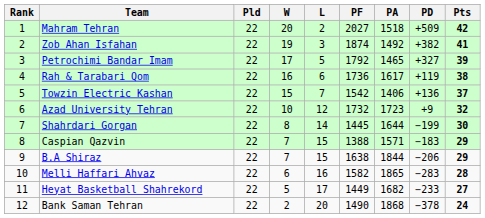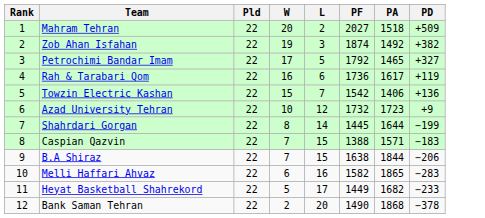- column: (462, 12)
